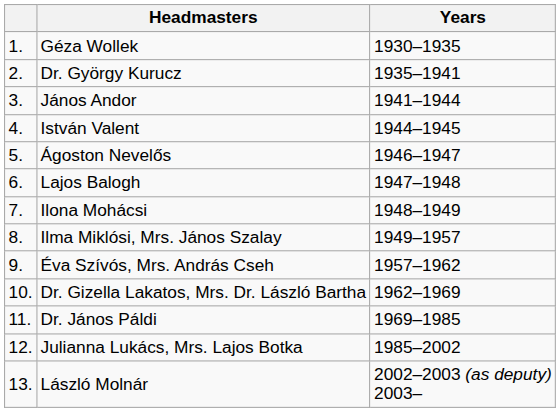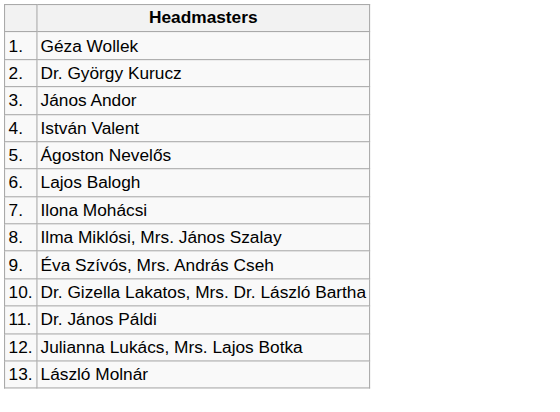- column: (463, 18)
